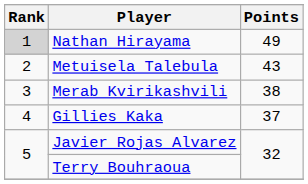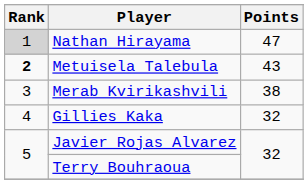(271, 42) 49 -> (271, 42) 47
(27, 67) normal -> (27, 67) bold
(271, 117) 37 -> (271, 117) 32
